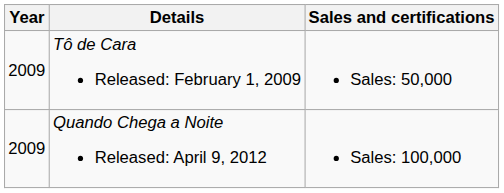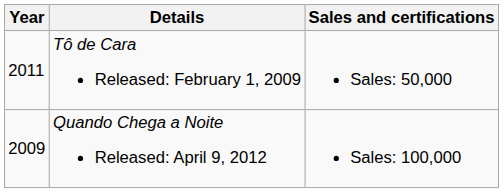(27, 70) 2009 -> (26, 70) 2011
